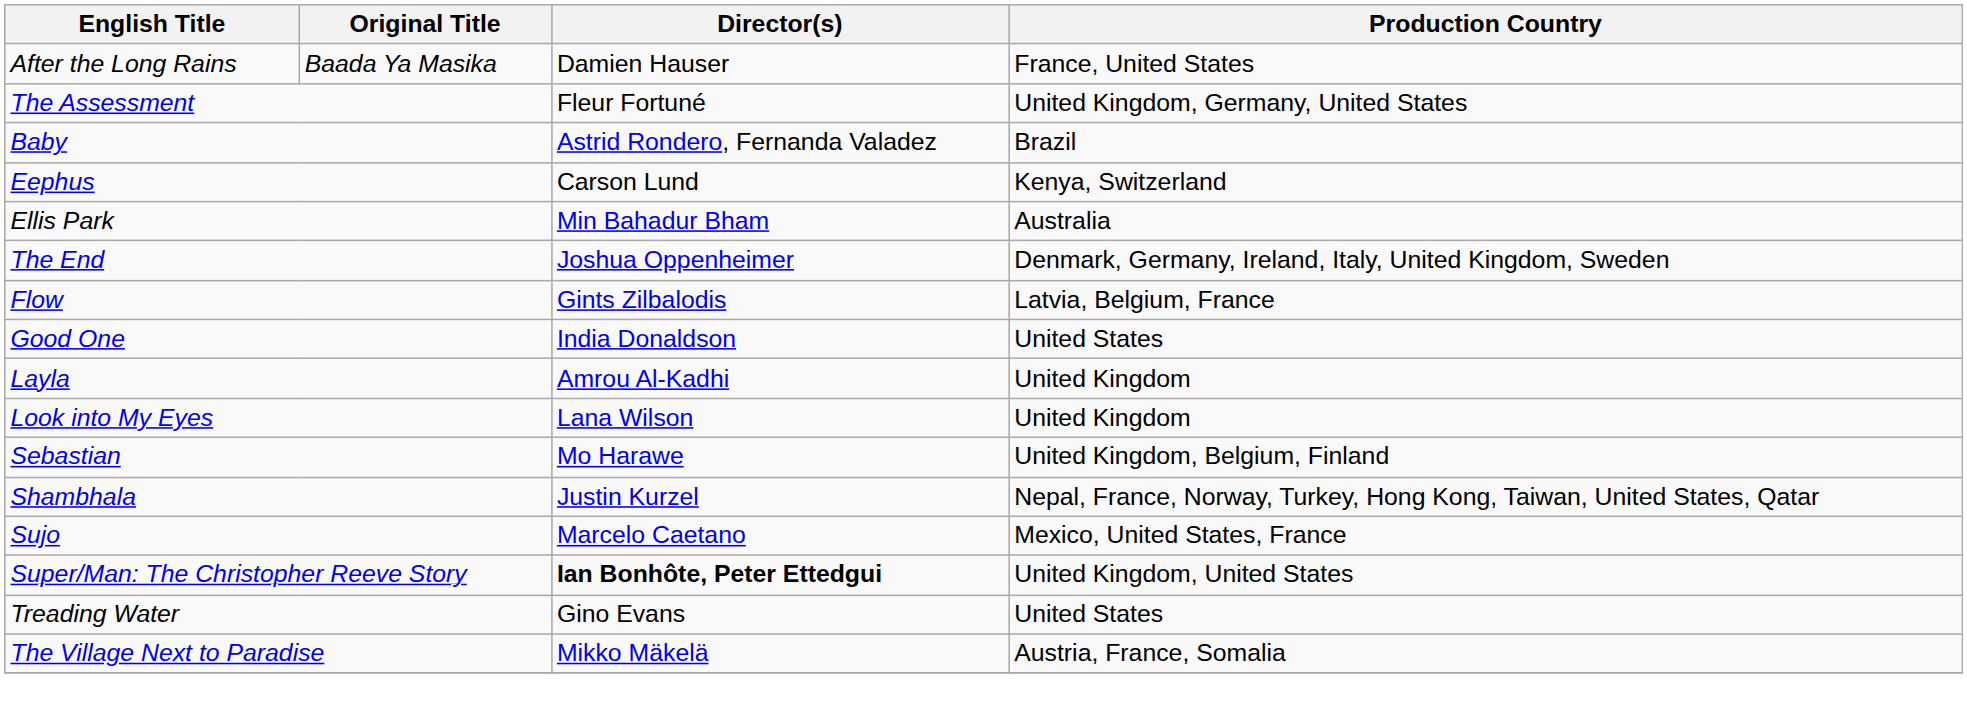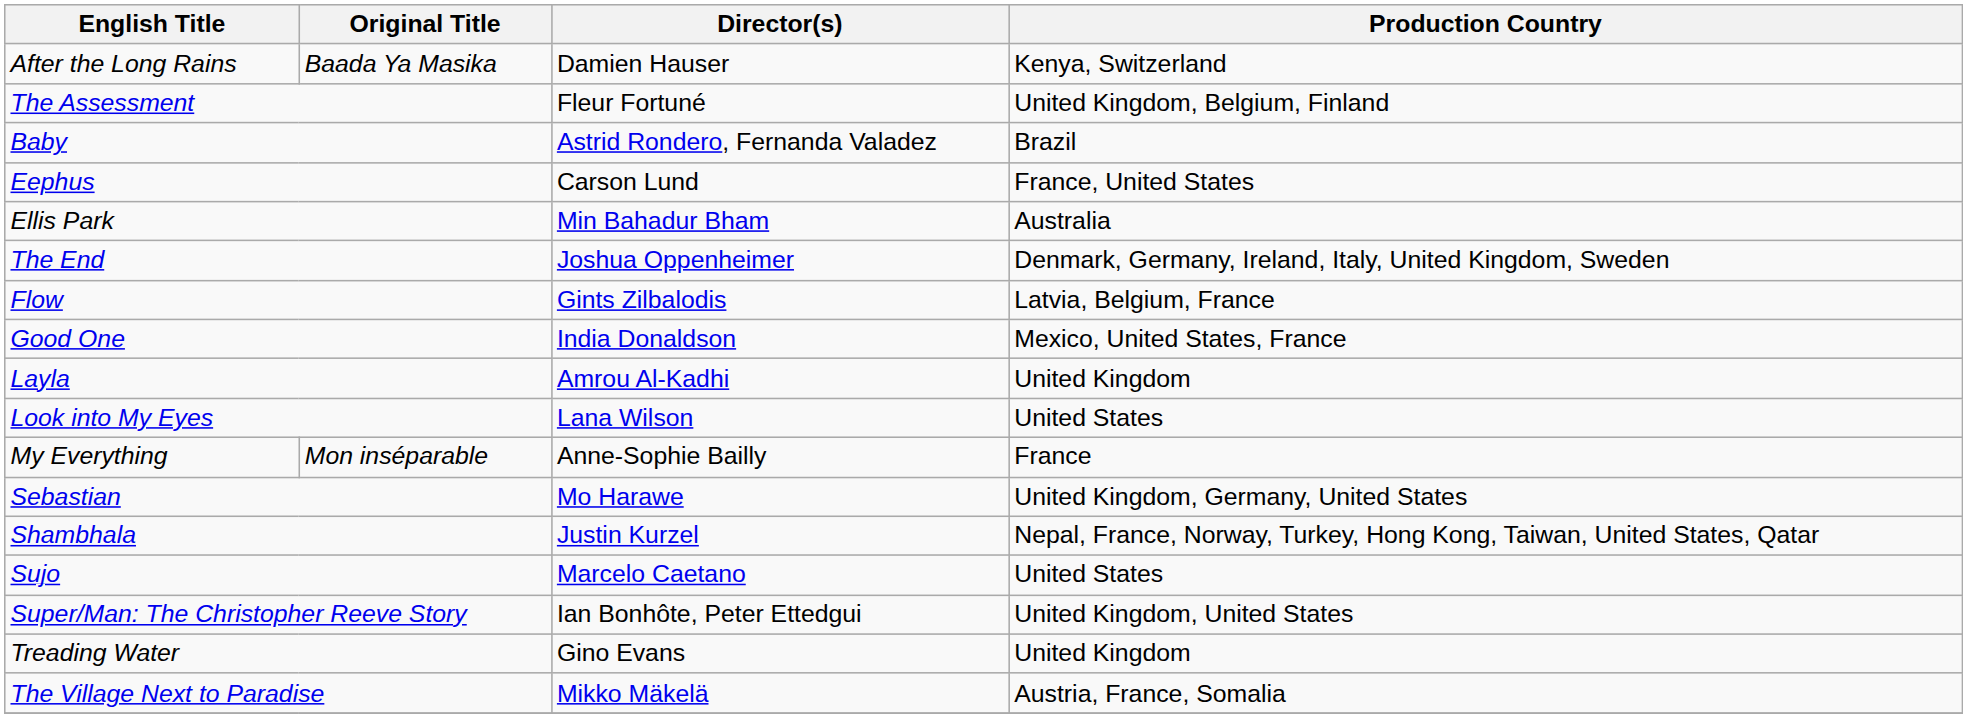(1134, 63) France, United States -> (1120, 63) Kenya, Switzerland
(1241, 102) United Kingdom, Germany, United States -> (1202, 102) United Kingdom, Belgium, Finland
(1120, 181) Kenya, Switzerland -> (1134, 181) France, United States
(1089, 338) United States -> (1180, 338) Mexico, United States, France
(1102, 417) United Kingdom -> (1089, 417) United States
+ row: (89, 456)
(1202, 456) United Kingdom, Belgium, Finland -> (1241, 496) United Kingdom, Germany, United States
(1180, 535) Mexico, United States, France -> (1089, 574) United States
(719, 574) bold -> (709, 614) normal
(1089, 614) United States -> (1102, 653) United Kingdom
